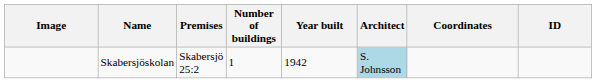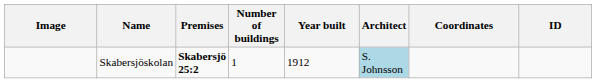(201, 62) normal -> (202, 62) bold
(296, 62) 1942 -> (298, 62) 1912
